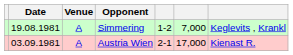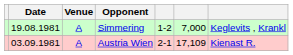(191, 43) 17,000 -> (191, 43) 17,109
